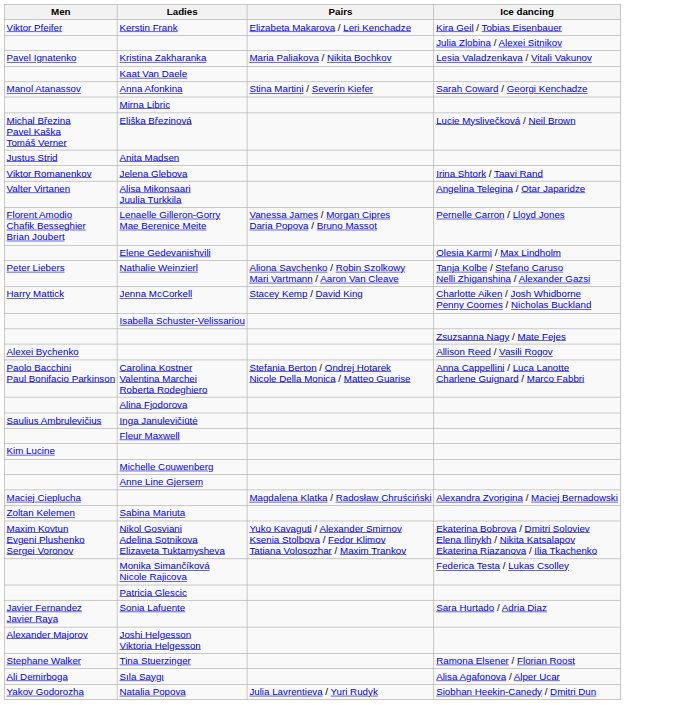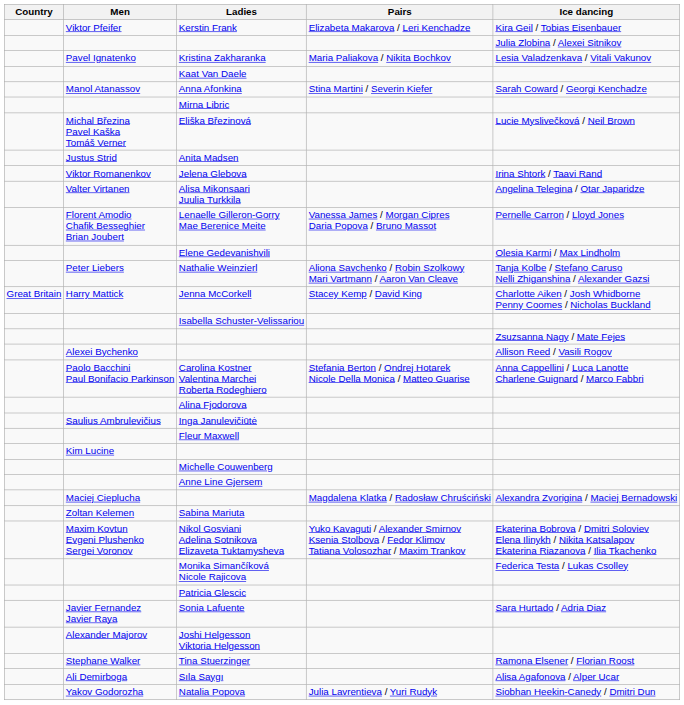+ column: (34, 12)
